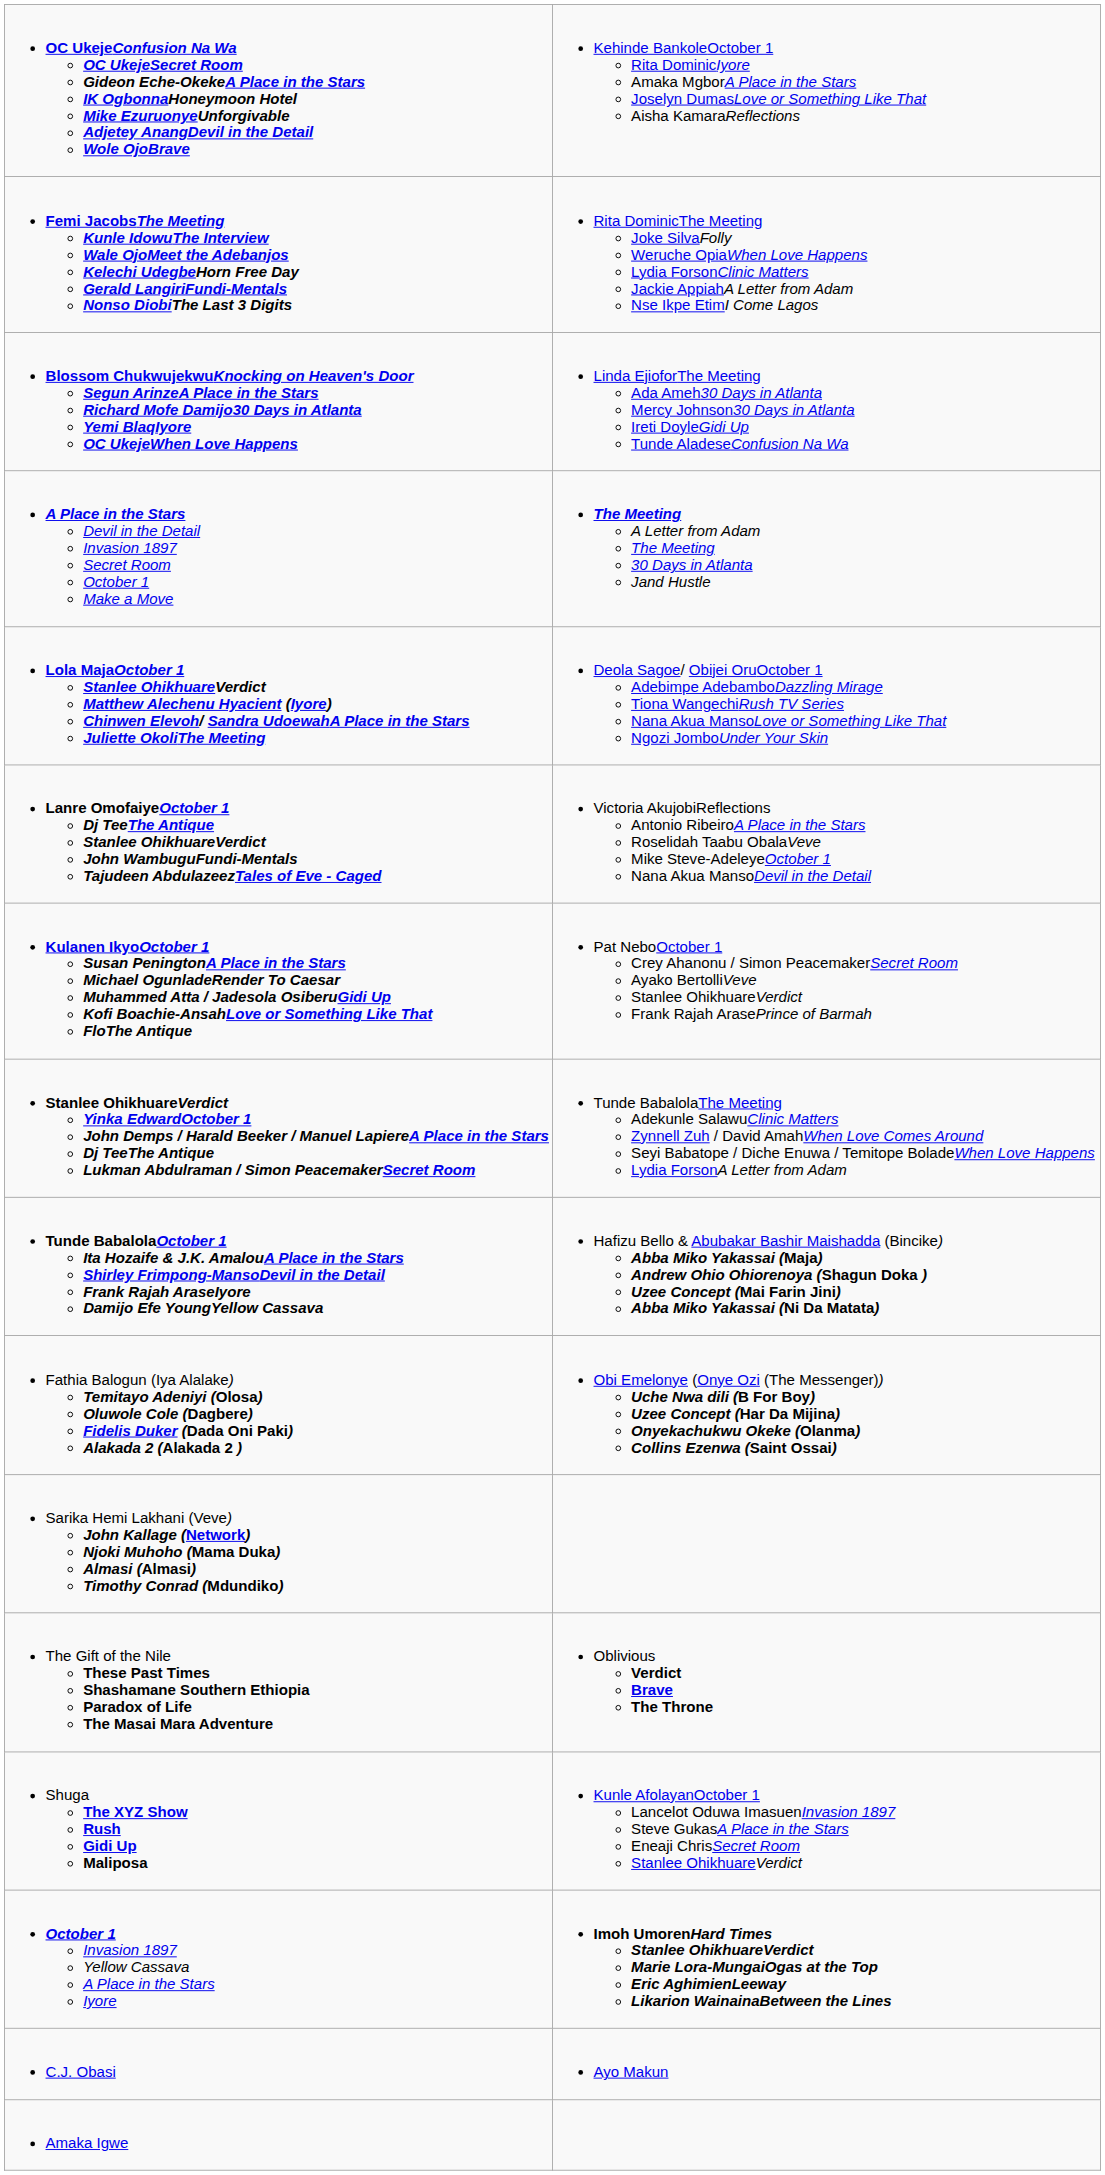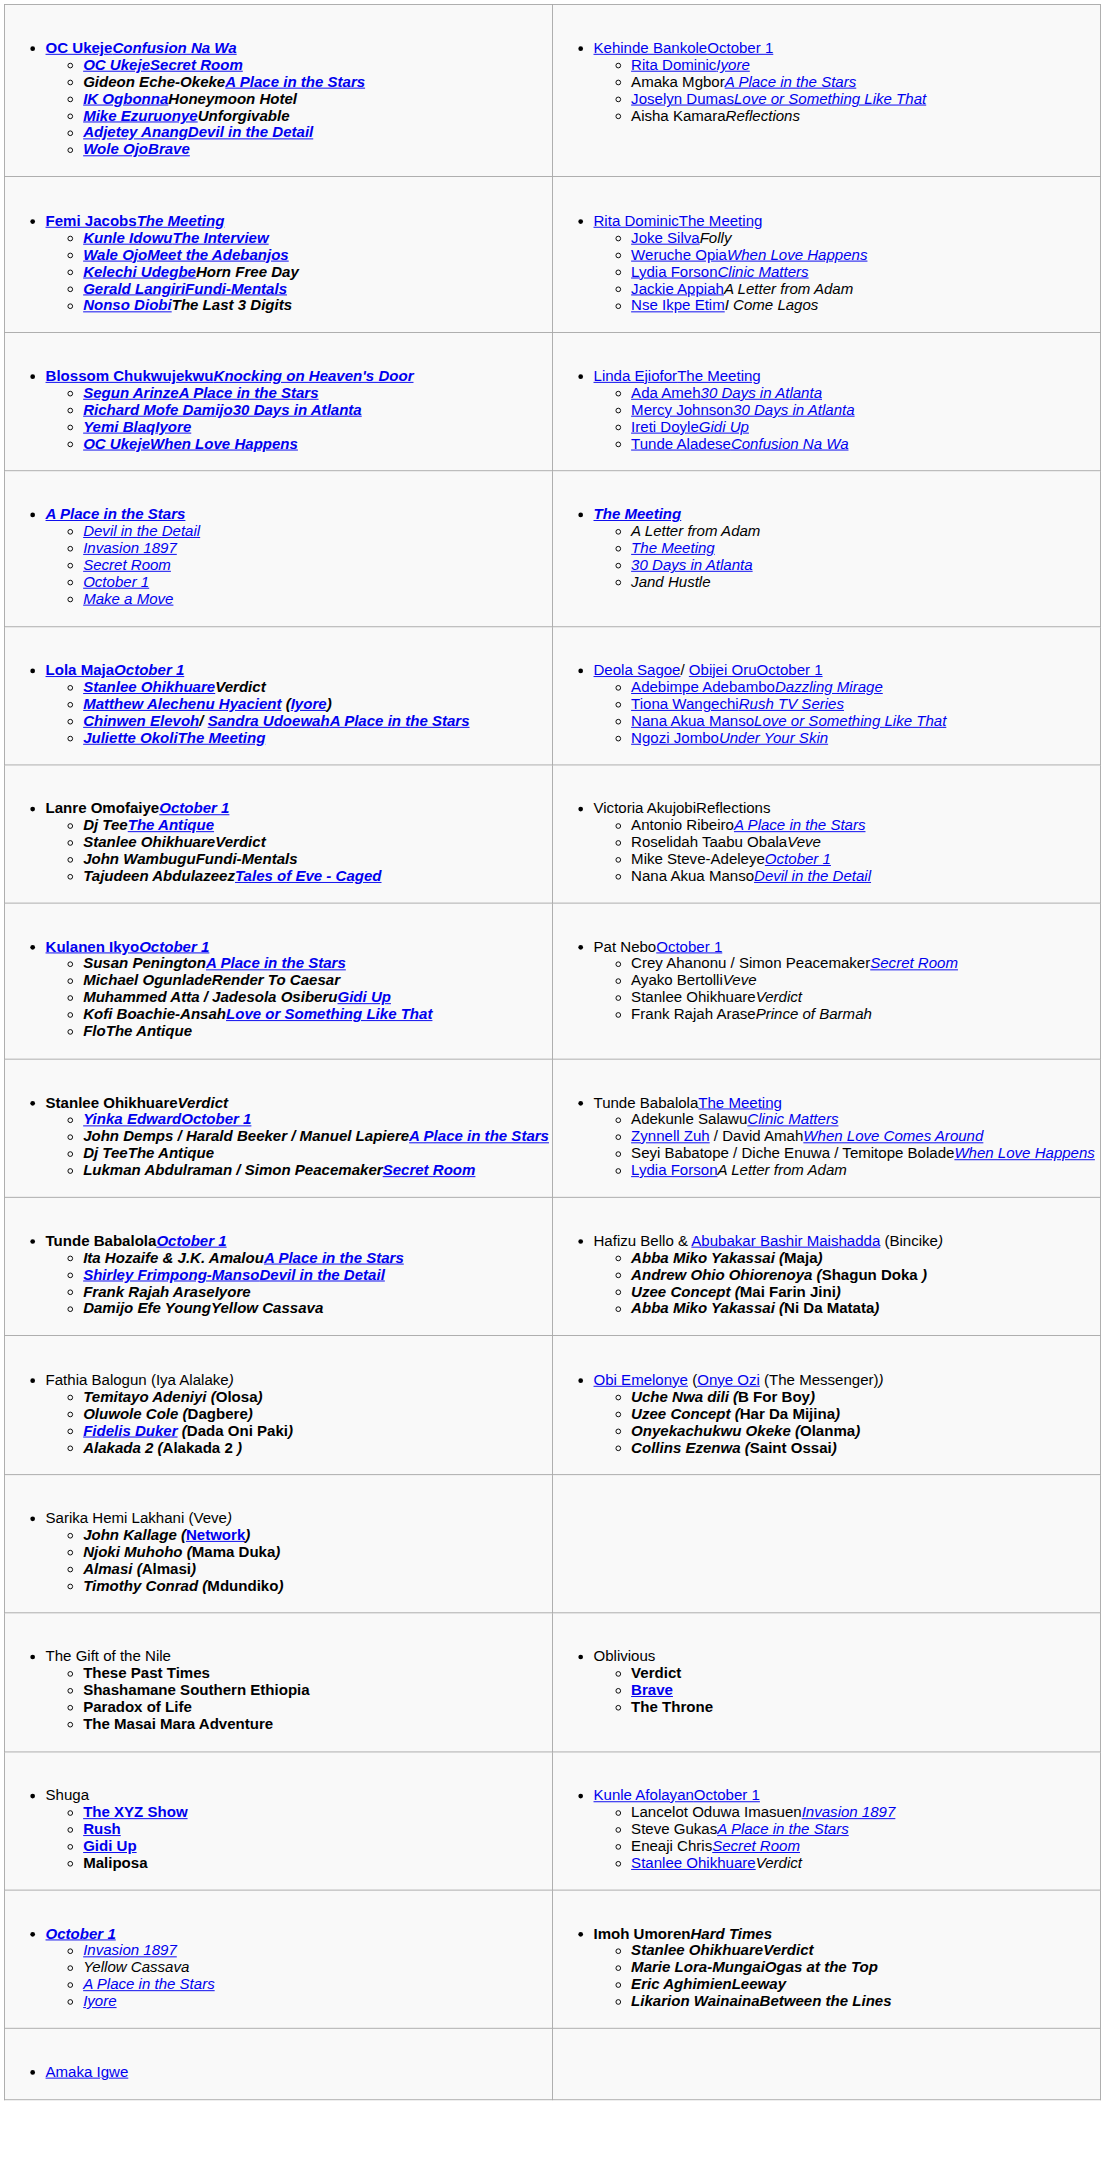- row: (278, 2072)
